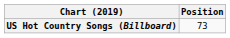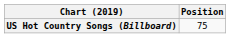(202, 26) 73 -> (202, 26) 75
